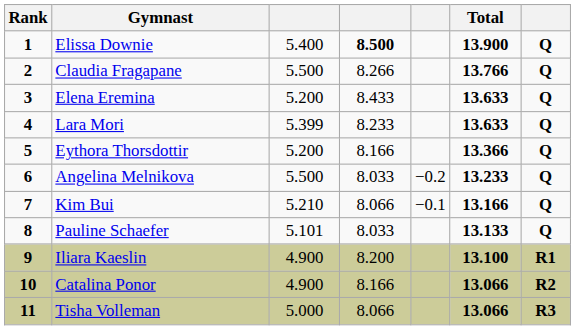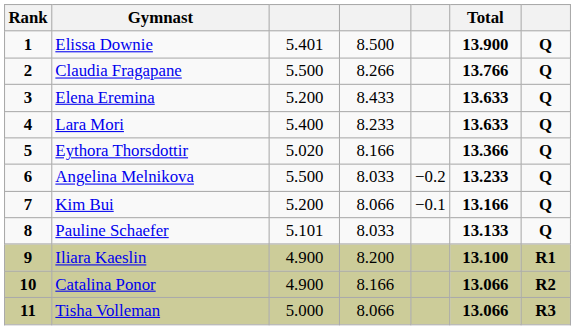(305, 44) 5.400 -> (305, 44) 5.401
(375, 44) bold -> (375, 44) normal
(305, 124) 5.399 -> (305, 124) 5.400
(305, 151) 5.200 -> (305, 151) 5.020
(305, 204) 5.210 -> (305, 204) 5.200
